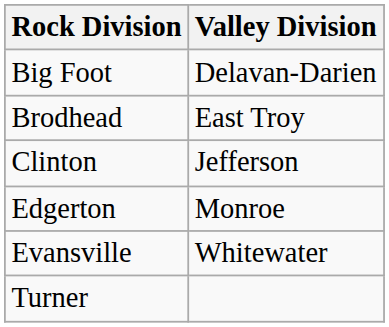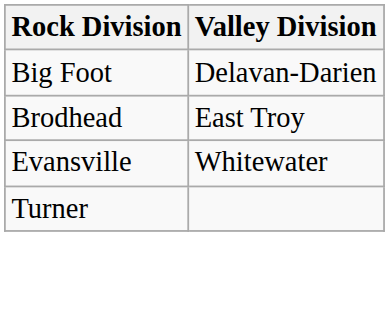- row: (54, 162)
- row: (64, 207)
